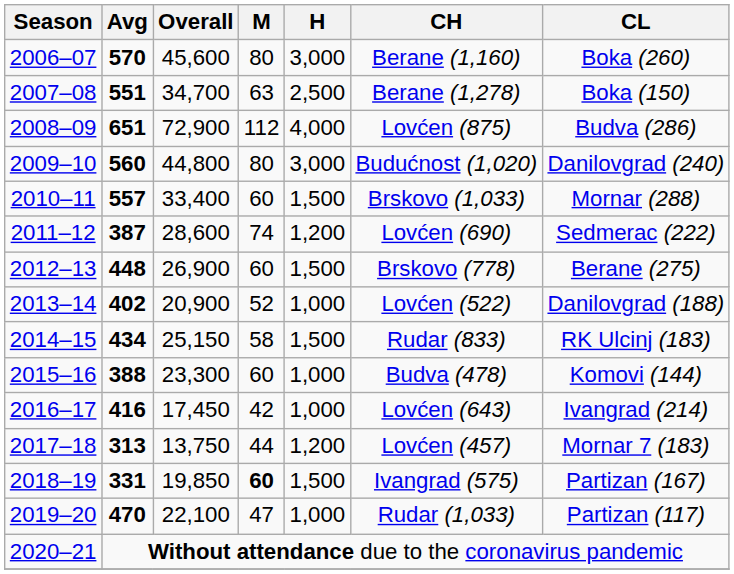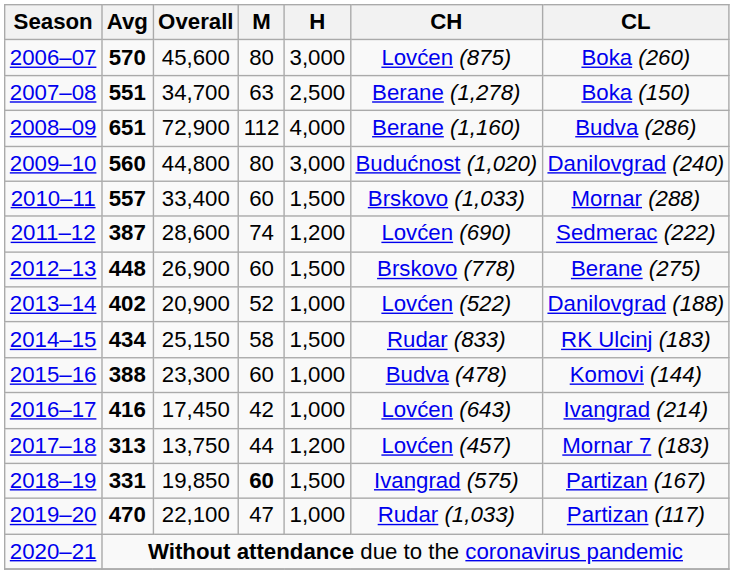(446, 57) Berane (1,160) -> (446, 57) Lovćen (875)
(446, 127) Lovćen (875) -> (446, 127) Berane (1,160)
